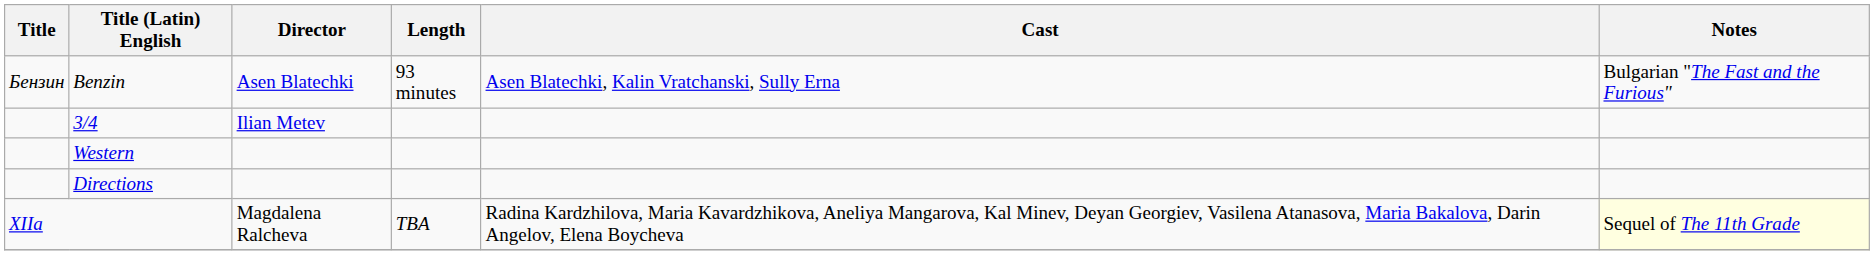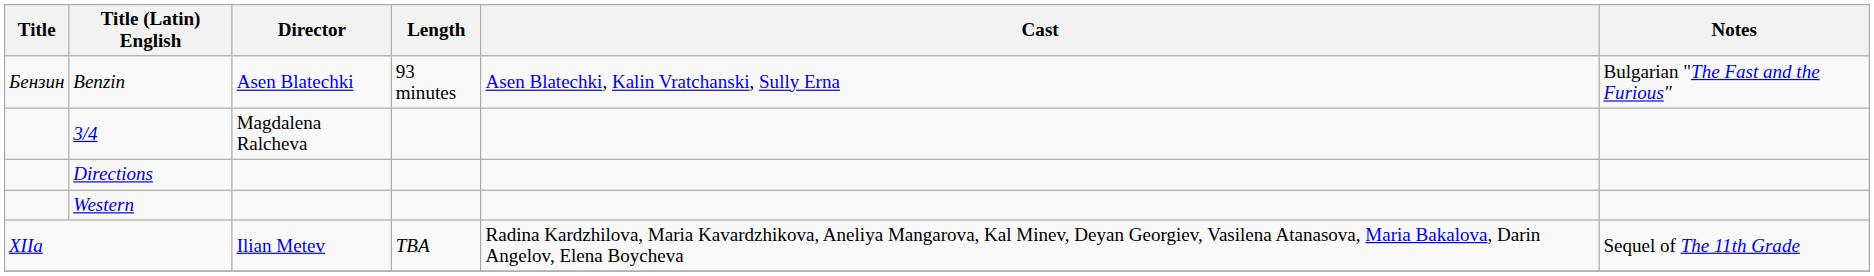(281, 122) Ilian Metev -> (279, 133) Magdalena Ralcheva
rows swapped: (113, 183) <-> (104, 153)
(279, 224) Magdalena Ralcheva -> (281, 245) Ilian Metev
(1702, 224) lightyellow background -> (1702, 245) no background
